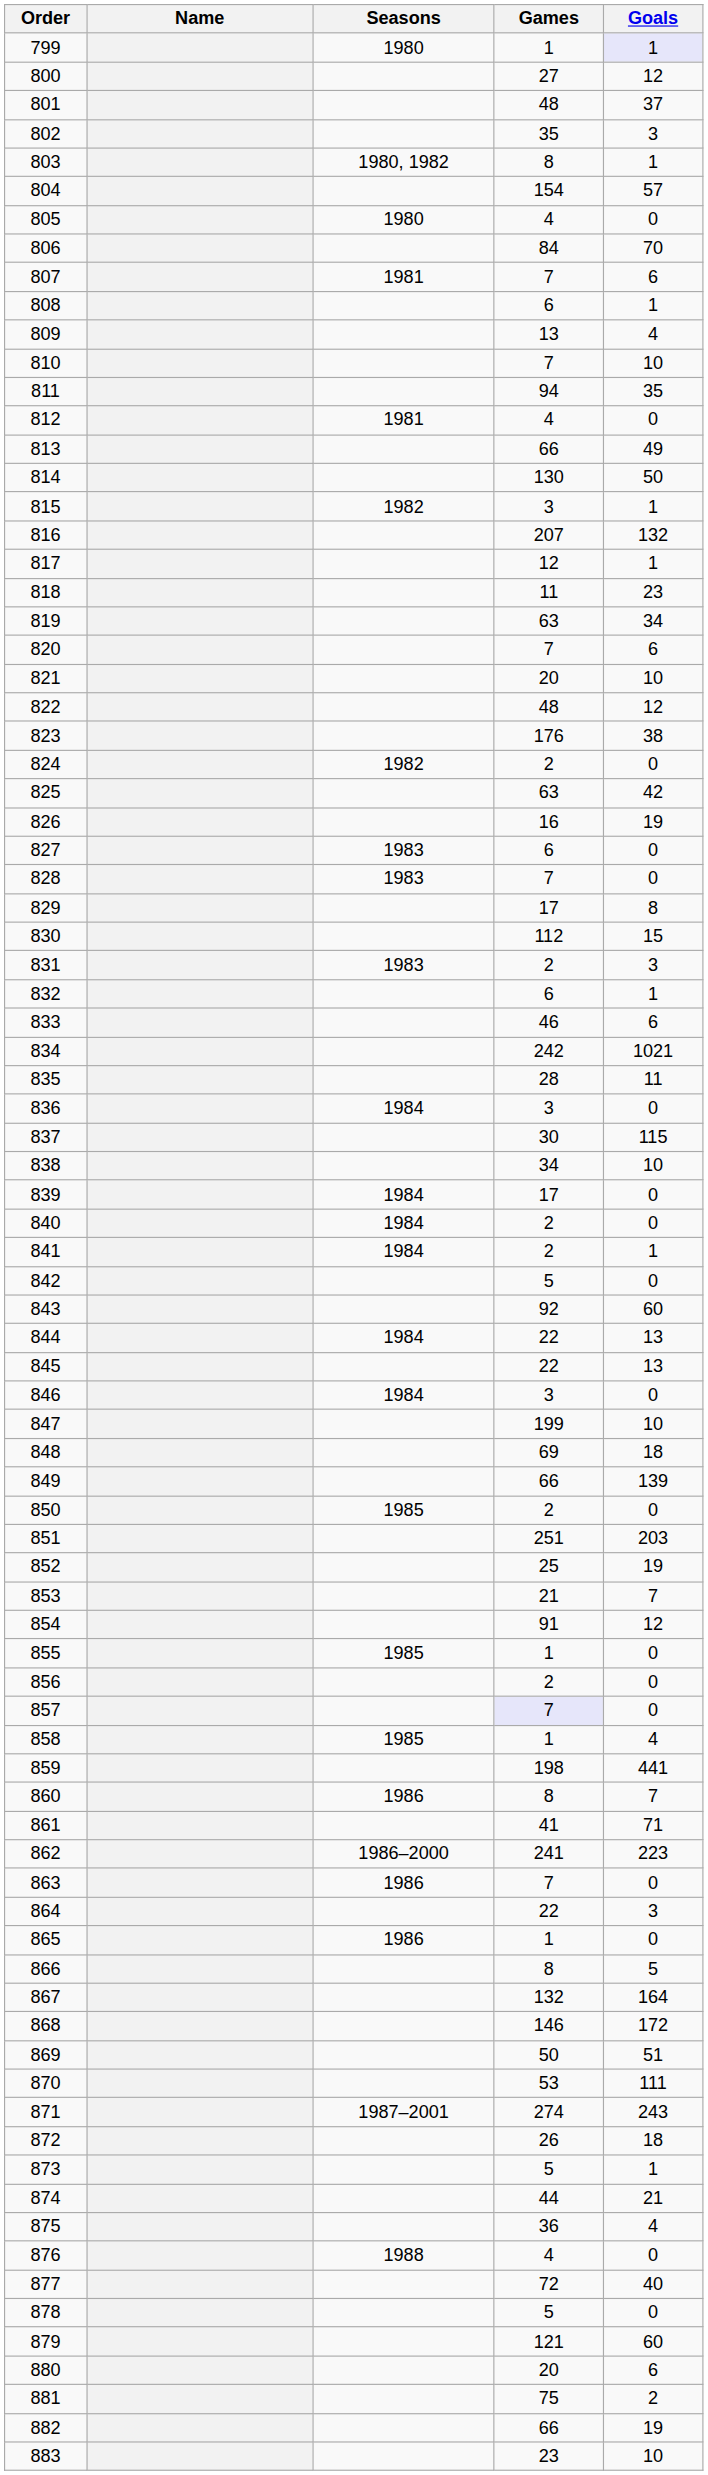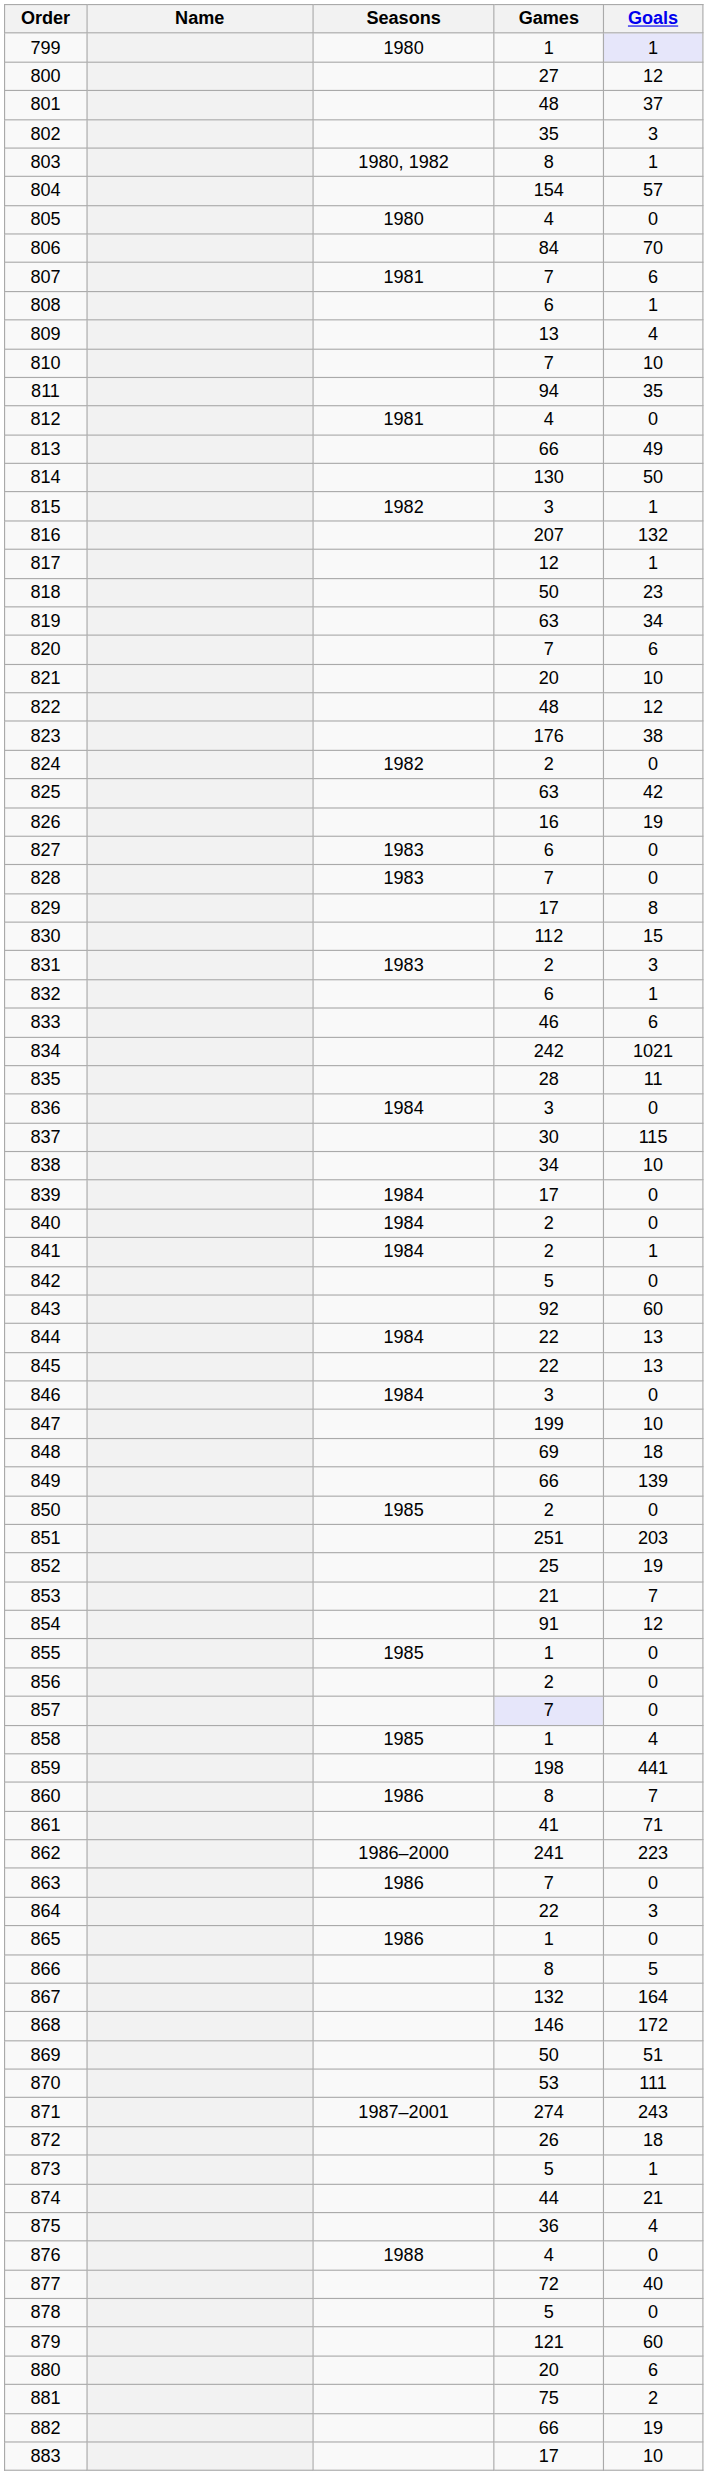(549, 592) 11 -> (549, 592) 50
(549, 2456) 23 -> (549, 2456) 17
